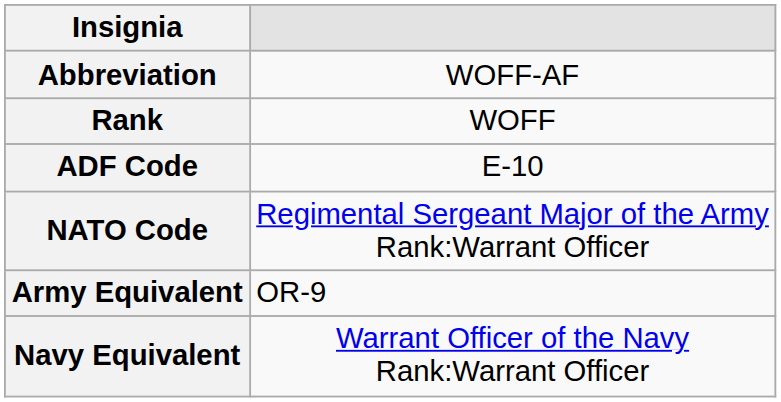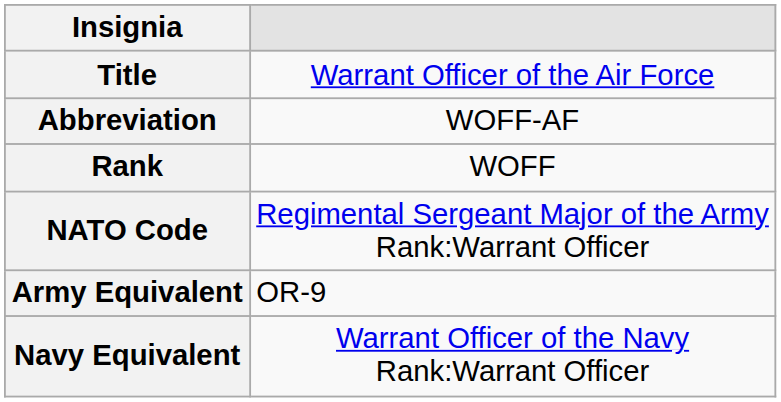+ row: (127, 74)
- row: (127, 167)
